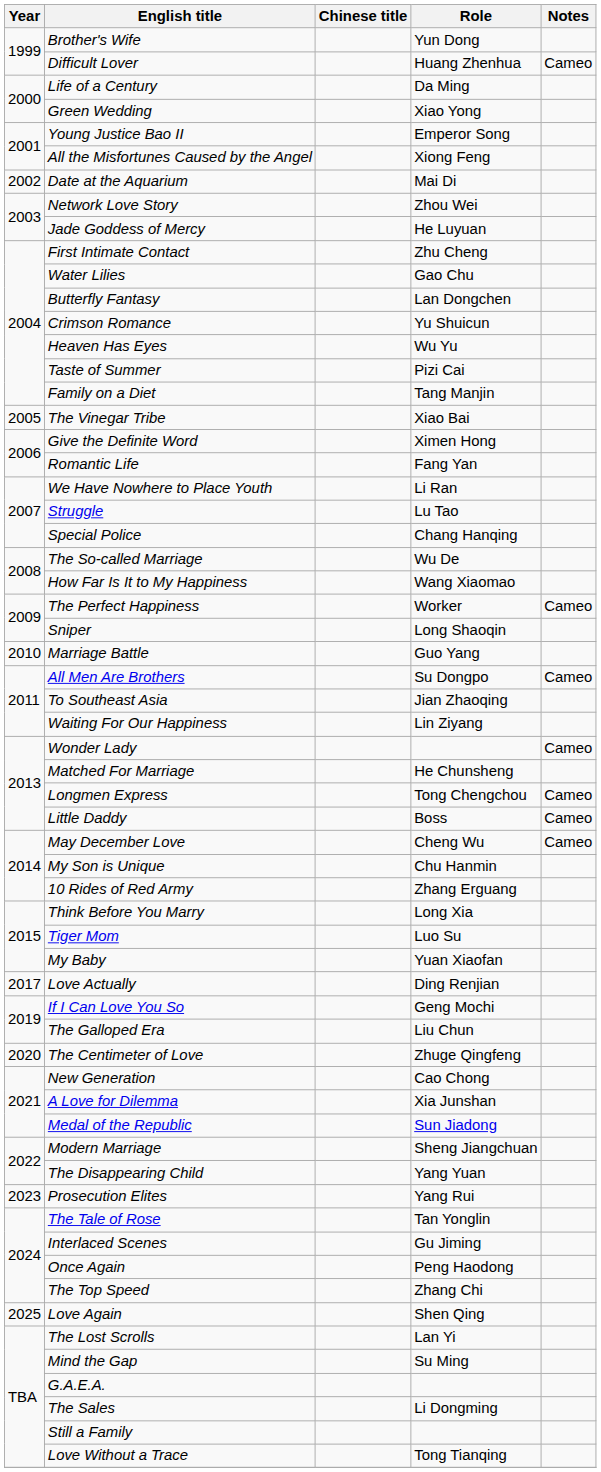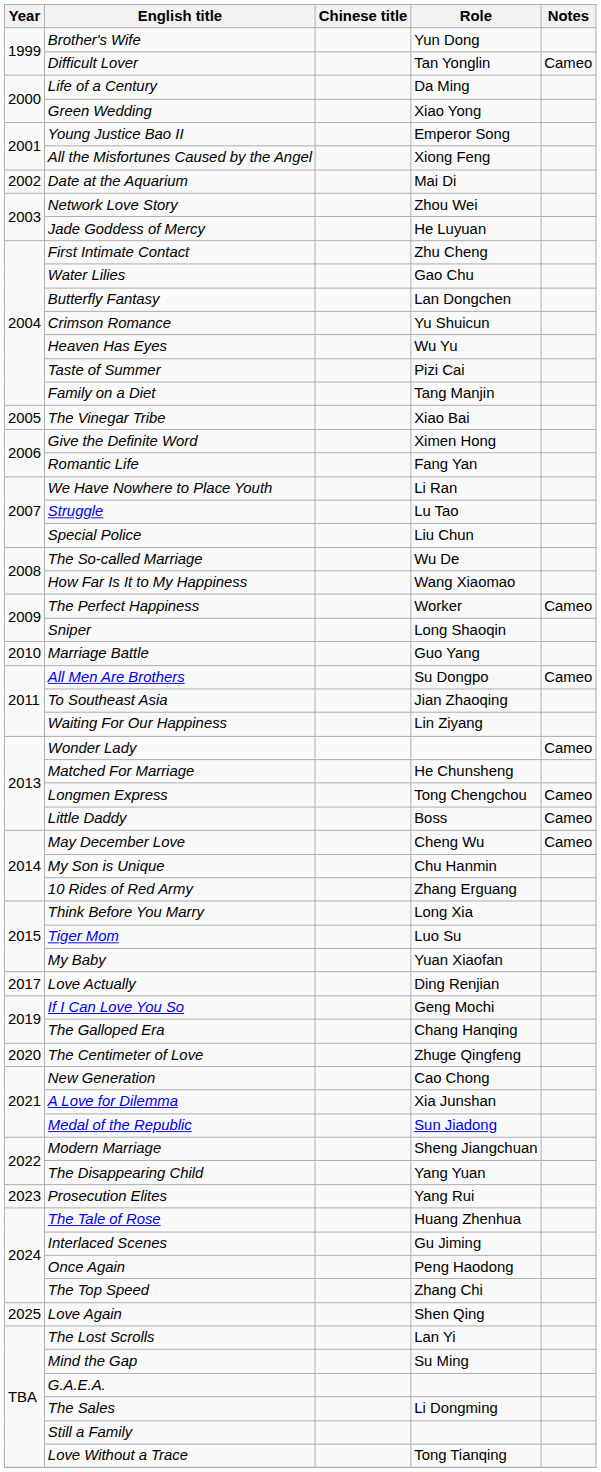(468, 63) Huang Zhenhua -> (452, 63) Tan Yonglin
(466, 535) Chang Hanqing -> (444, 535) Liu Chun
(444, 1031) Liu Chun -> (466, 1031) Chang Hanqing
(452, 1219) Tan Yonglin -> (468, 1219) Huang Zhenhua
